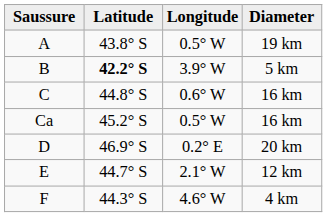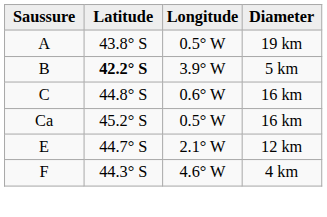- row: (44, 146)
